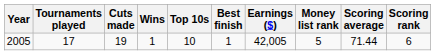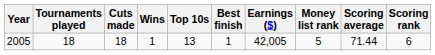(69, 42) 17 -> (69, 42) 18
(121, 42) 19 -> (121, 42) 18
(190, 42) 10 -> (190, 42) 13
